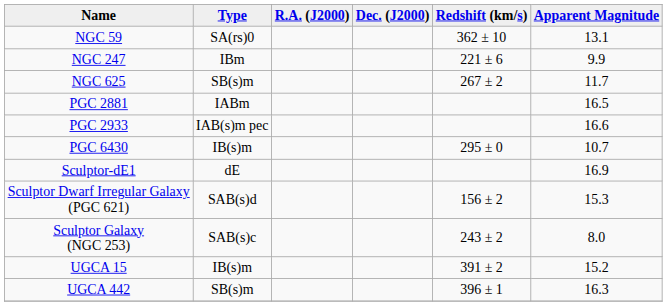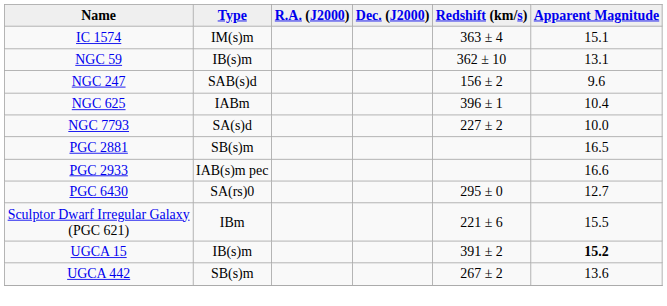+ row: (99, 37)
(232, 37) SA(rs)0 -> (232, 59) IB(s)m
(232, 59) IBm -> (232, 81) SAB(s)d
(482, 59) 221 ± 6 -> (482, 81) 156 ± 2
(596, 59) 9.9 -> (596, 81) 9.6
(232, 81) SB(s)m -> (232, 103) IABm
(482, 81) 267 ± 2 -> (482, 103) 396 ± 1
(596, 81) 11.7 -> (596, 103) 10.4
+ row: (99, 125)
(232, 103) IABm -> (232, 147) SB(s)m
(232, 147) IB(s)m -> (232, 192) SA(rs)0
(596, 147) 10.7 -> (596, 192) 12.7
- row: (99, 170)
(232, 199) SAB(s)d -> (232, 222) IBm
(482, 199) 156 ± 2 -> (482, 222) 221 ± 6
(596, 199) 15.3 -> (596, 222) 15.5
- row: (99, 237)
(596, 267) normal -> (596, 251) bold
(482, 289) 396 ± 1 -> (482, 274) 267 ± 2
(596, 289) 16.3 -> (596, 274) 13.6
